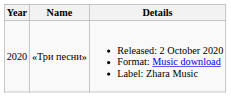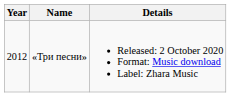(17, 56) 2020 -> (17, 56) 2012
